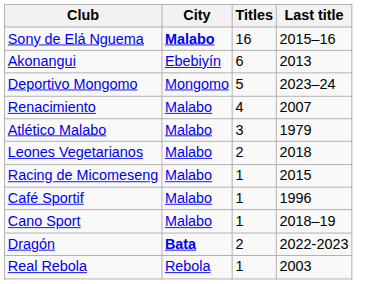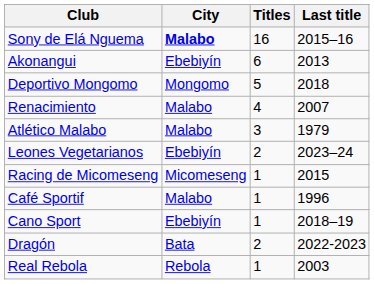(308, 84) 2023–24 -> (313, 84) 2018
(189, 152) Malabo -> (193, 152) Ebebiyín
(296, 152) 2018 -> (325, 152) 2023–24
(189, 175) Malabo -> (206, 175) Micomeseng
(189, 221) Malabo -> (193, 221) Ebebiyín
(180, 244) bold -> (180, 244) normal
